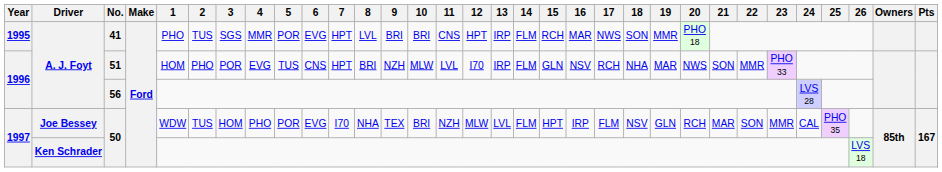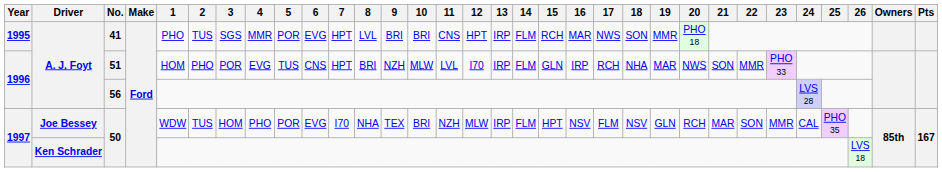(580, 65) NSV -> (580, 65) IRP
(502, 123) LVL -> (502, 123) IRP
(580, 123) IRP -> (580, 123) NSV
